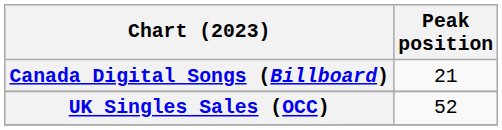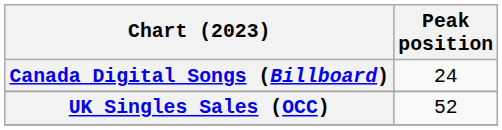(446, 76) 21 -> (446, 76) 24
